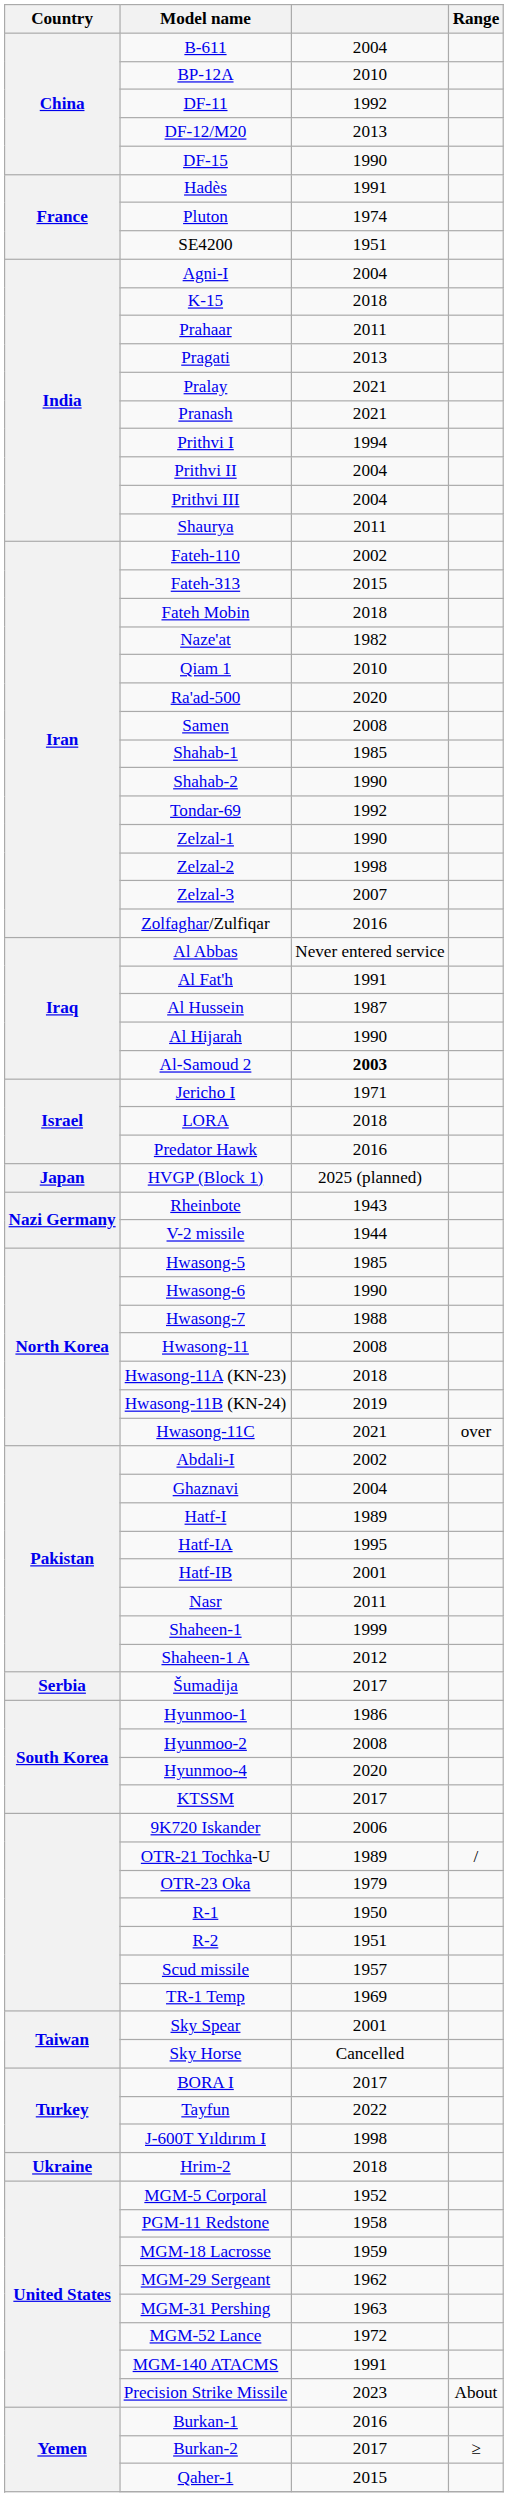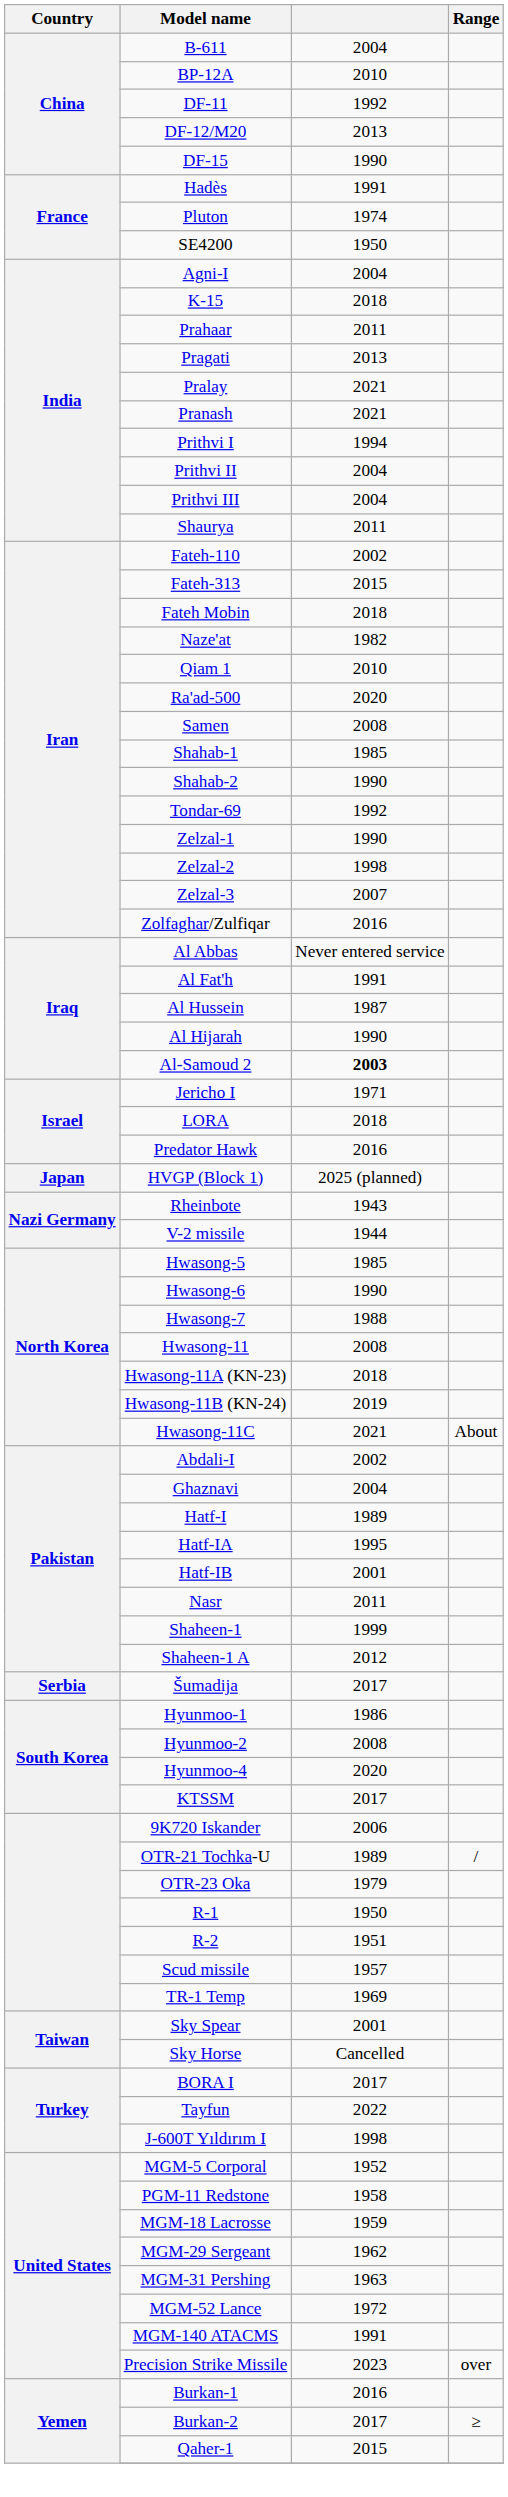(370, 245) 1951 -> (370, 245) 1950
(476, 1432) over -> (476, 1432) About
- row: (205, 2166)
(476, 2393) About -> (476, 2364) over
